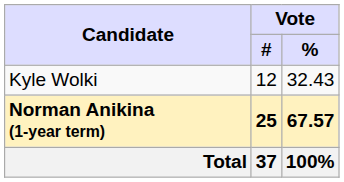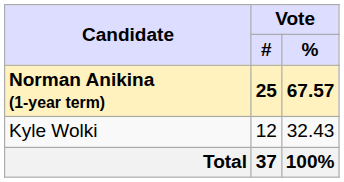rows swapped: (82, 120) <-> (53, 79)
